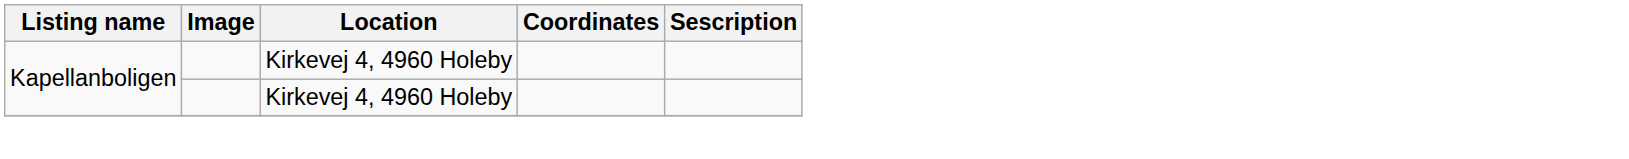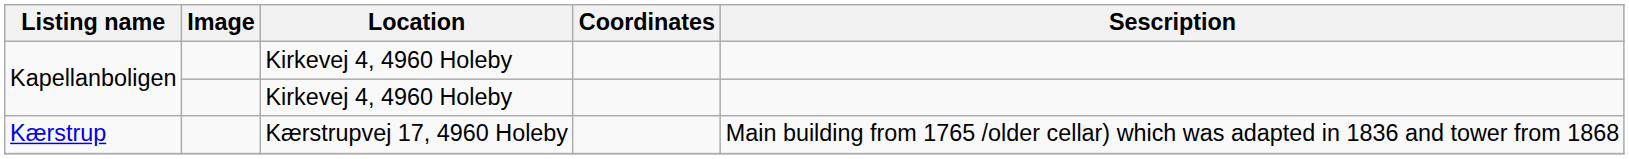+ row: (58, 134)
